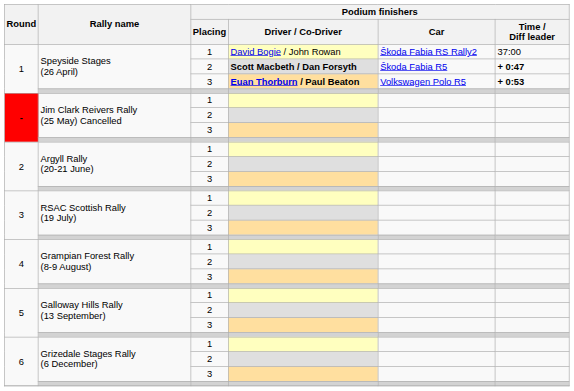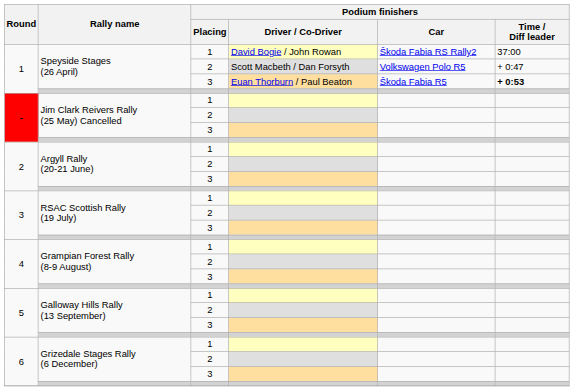(294, 67) bold -> (290, 67) normal
(414, 67) Škoda Fabia R5 -> (423, 67) Volkswagen Polo R5
(511, 67) bold -> (510, 67) normal
(295, 82) bold -> (291, 82) normal
(423, 82) Volkswagen Polo R5 -> (413, 82) Škoda Fabia R5
